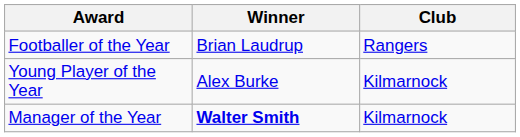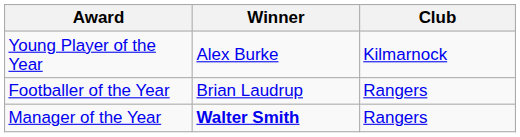rows swapped: (89, 44) <-> (82, 81)
(405, 117) Kilmarnock -> (395, 117) Rangers
